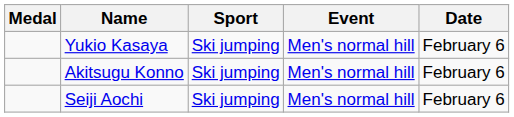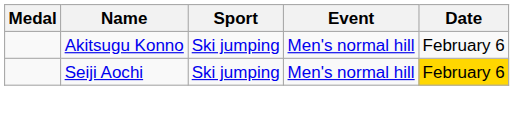- row: (116, 45)
(464, 99) no background -> (464, 72) gold background
